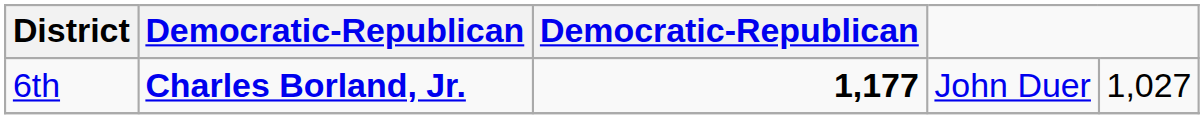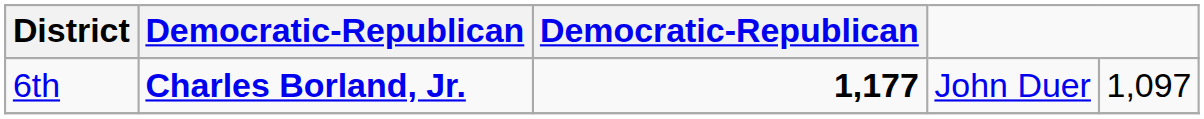(1149, 85) 1,027 -> (1149, 85) 1,097
